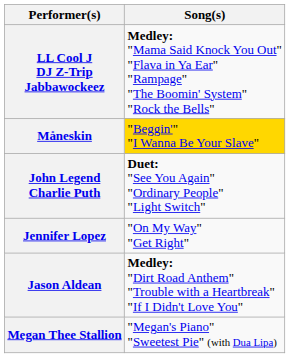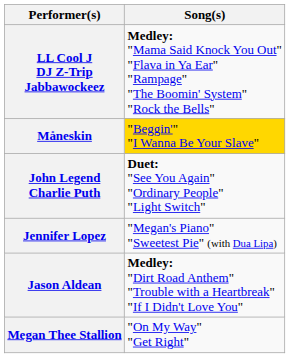(165, 235) "On My Way" "Get Right" -> (202, 235) "Megan's Piano" "Sweetest Pie" (with Dua Lipa)
(202, 334) "Megan's Piano" "Sweetest Pie" (with Dua Lipa) -> (165, 334) "On My Way" "Get Right"
